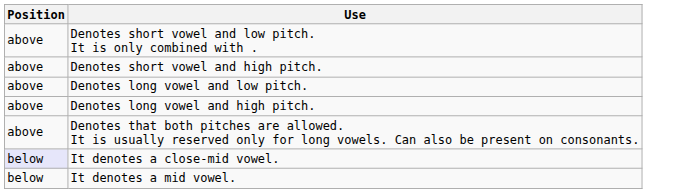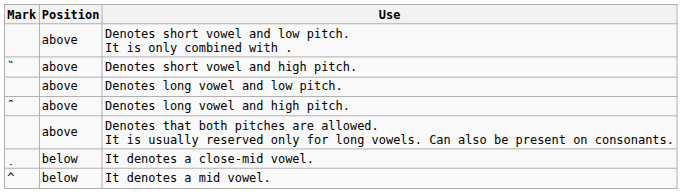+ column: (22, 14)
(25, 159) lavender background -> (60, 159) no background
